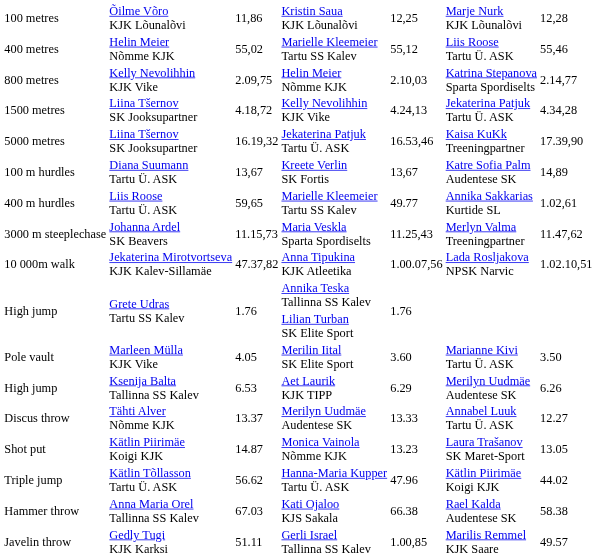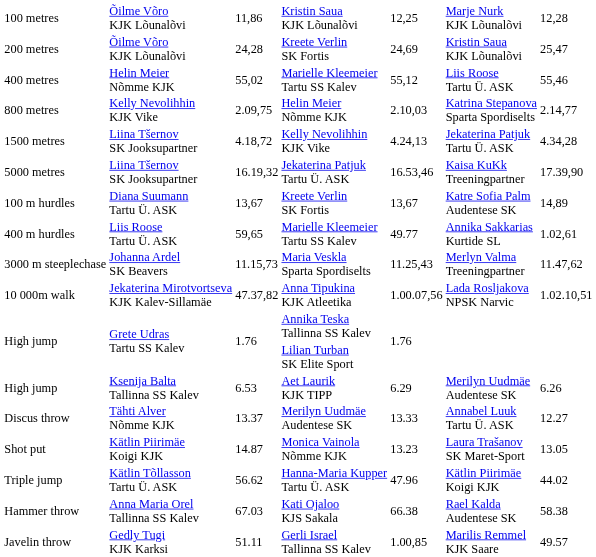+ row: (249, 49)
- row: (246, 357)
